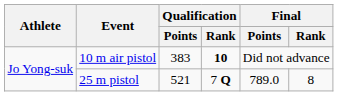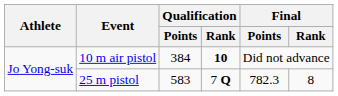(180, 58) 383 -> (180, 58) 384
(180, 80) 521 -> (180, 80) 583
(264, 80) 789.0 -> (264, 80) 782.3
